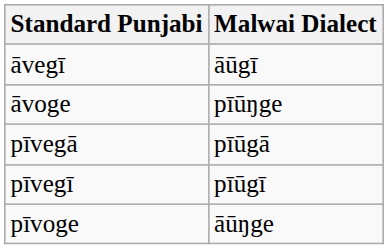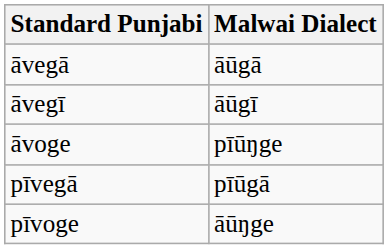+ row: (40, 64)
- row: (42, 183)
